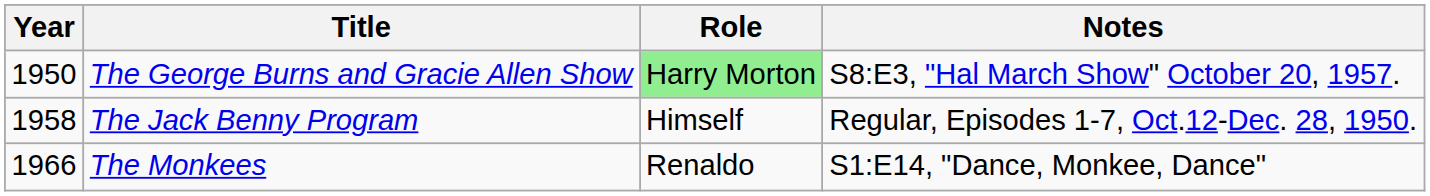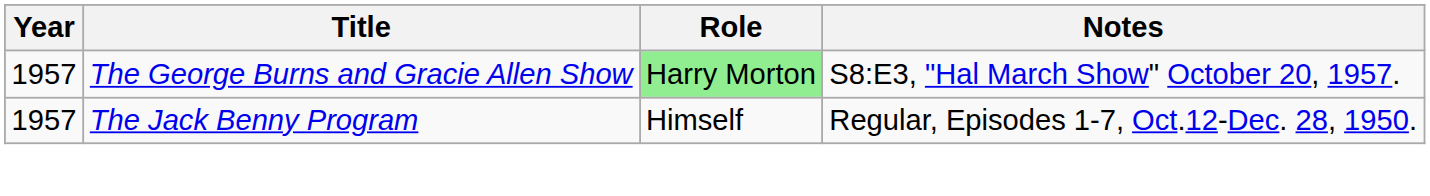(44, 73) 1950 -> (44, 73) 1957
(44, 119) 1958 -> (44, 119) 1957
- row: (178, 166)
